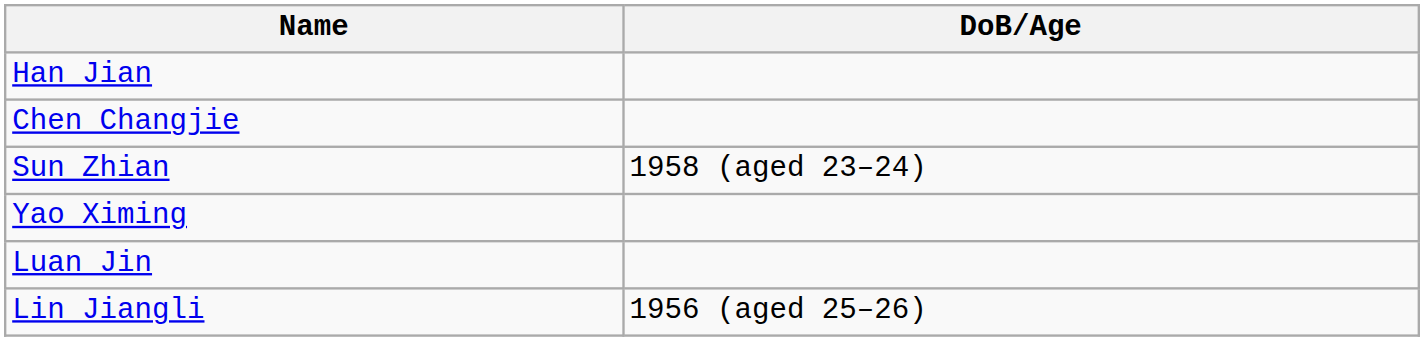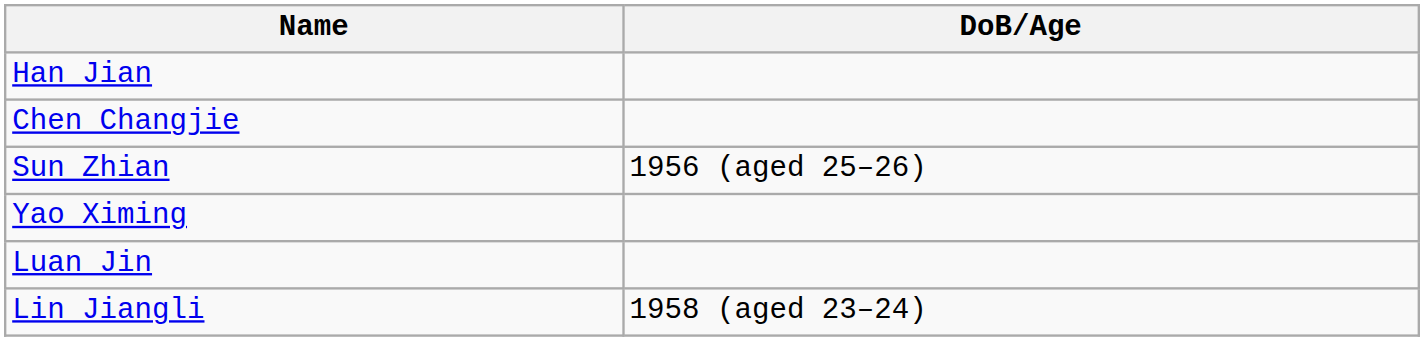(778, 170) 1958 (aged 23–24) -> (778, 170) 1956 (aged 25–26)
(778, 311) 1956 (aged 25–26) -> (778, 311) 1958 (aged 23–24)
